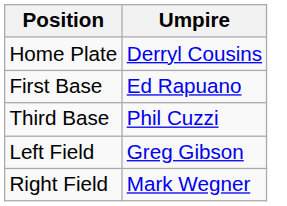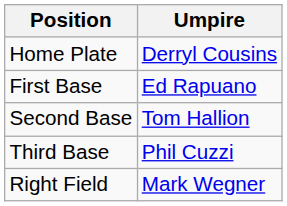+ row: (71, 119)
- row: (52, 151)
